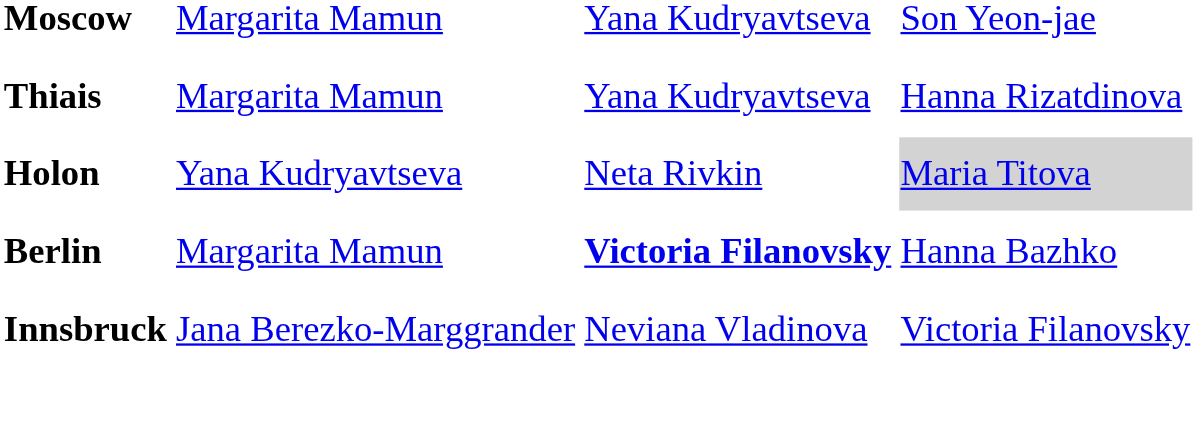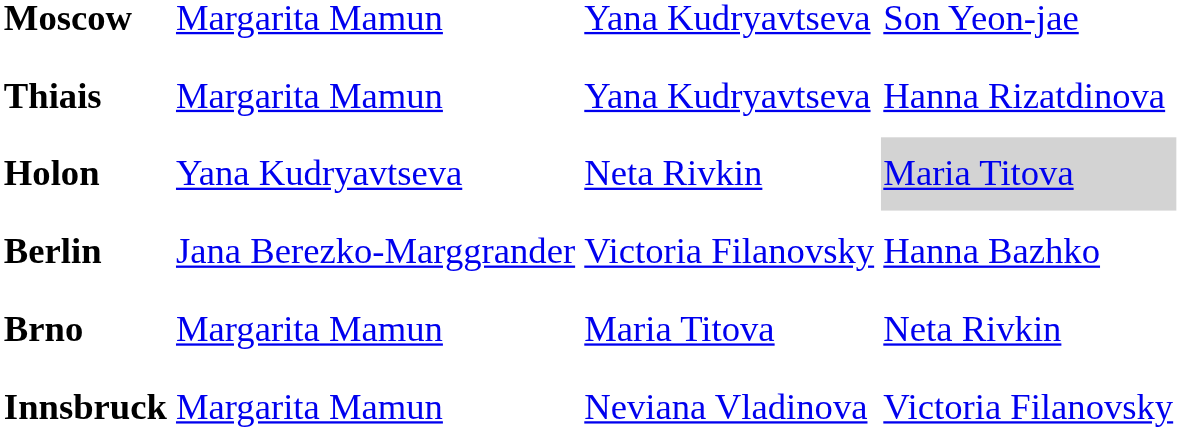(309, 251) Margarita Mamun -> (376, 251) Jana Berezko-Marggrander
(738, 251) bold -> (729, 251) normal
+ row: (44, 329)
(376, 329) Jana Berezko-Marggrander -> (309, 406) Margarita Mamun
